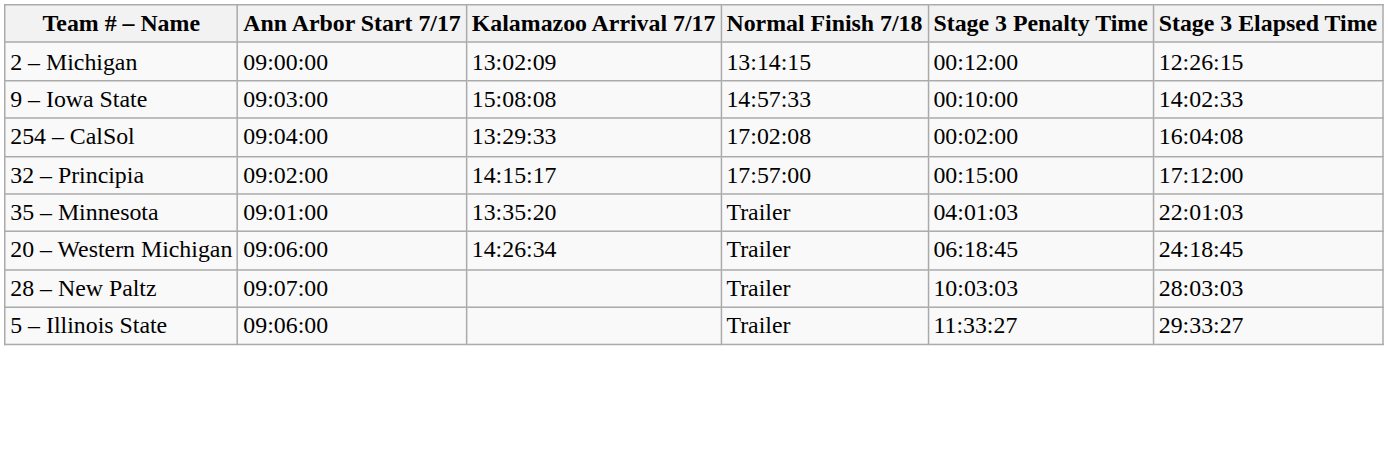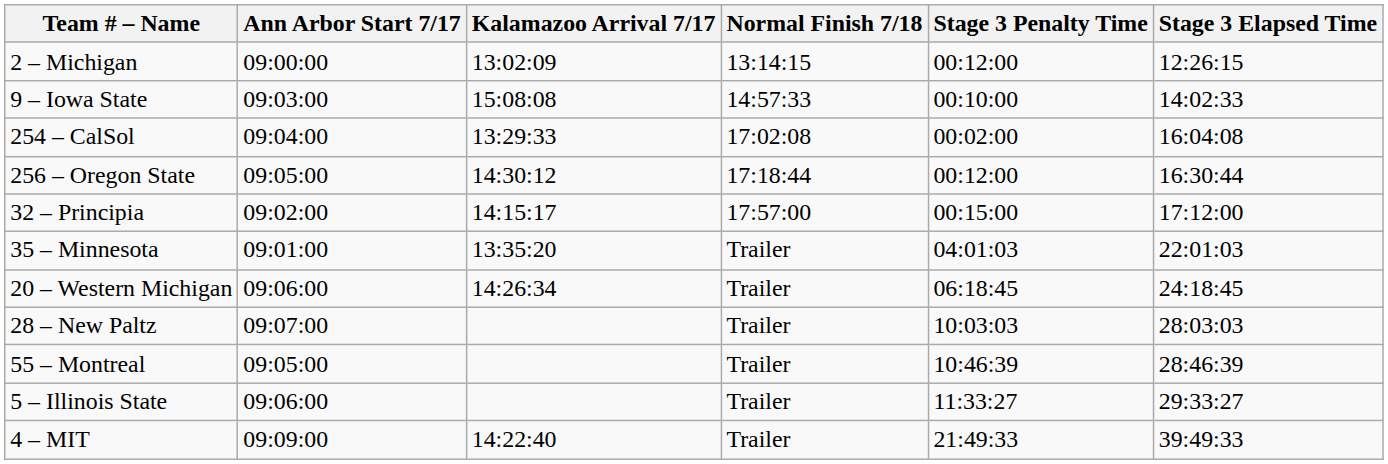+ row: (103, 174)
+ row: (78, 363)
+ row: (50, 439)
